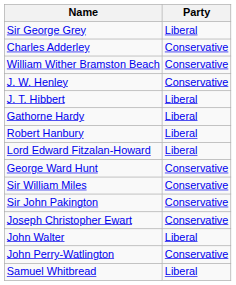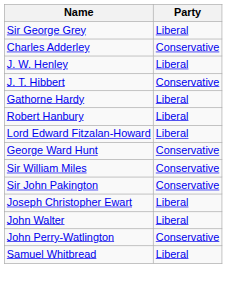- row: (83, 64)
(197, 82) Conservative -> (172, 64) Liberal
(181, 99) Liberal -> (188, 82) Conservative
(197, 220) Conservative -> (172, 202) Liberal
